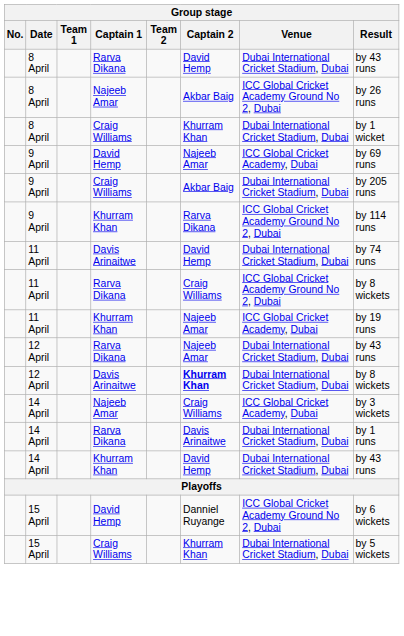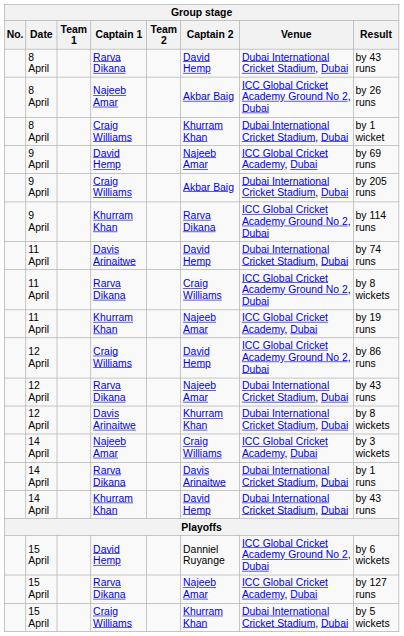+ row: (39, 357)
(205, 380) bold -> (203, 420) normal
+ row: (39, 589)
